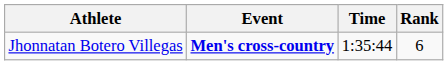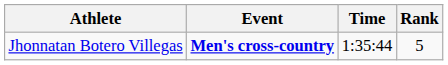(420, 45) 6 -> (420, 45) 5
